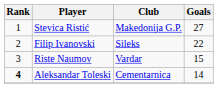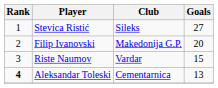(149, 28) Makedonija G.P. -> (128, 28) Sileks
(128, 43) Sileks -> (149, 43) Makedonija G.P.
(199, 43) 22 -> (199, 43) 20
(199, 75) 14 -> (199, 75) 13
